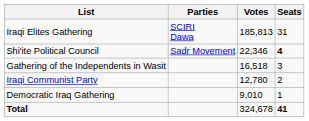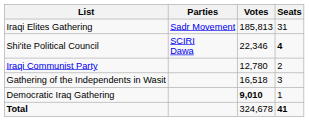(182, 32) SCIRI Dawa -> (203, 27) Sadr Movement
(203, 51) Sadr Movement -> (182, 46) SCIRI Dawa
rows swapped: (86, 66) <-> (52, 80)
(251, 95) normal -> (251, 95) bold
